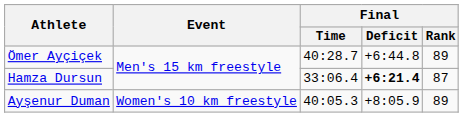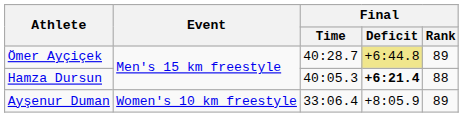(392, 57) no background -> (392, 57) khaki background
(331, 79) 33:06.4 -> (331, 79) 40:05.3
(441, 79) 87 -> (441, 79) 88
(331, 101) 40:05.3 -> (331, 101) 33:06.4
